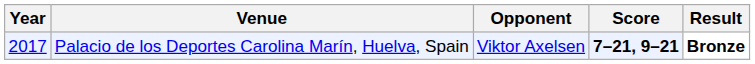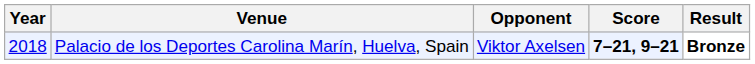(28, 46) 2017 -> (28, 46) 2018
